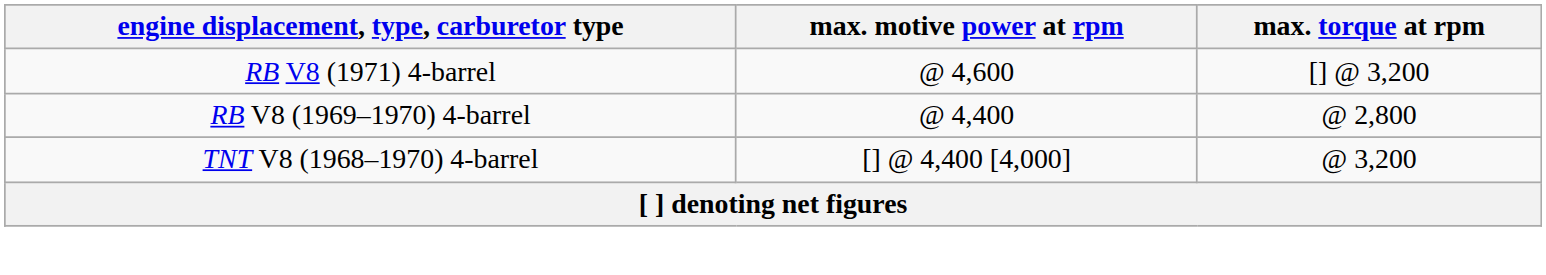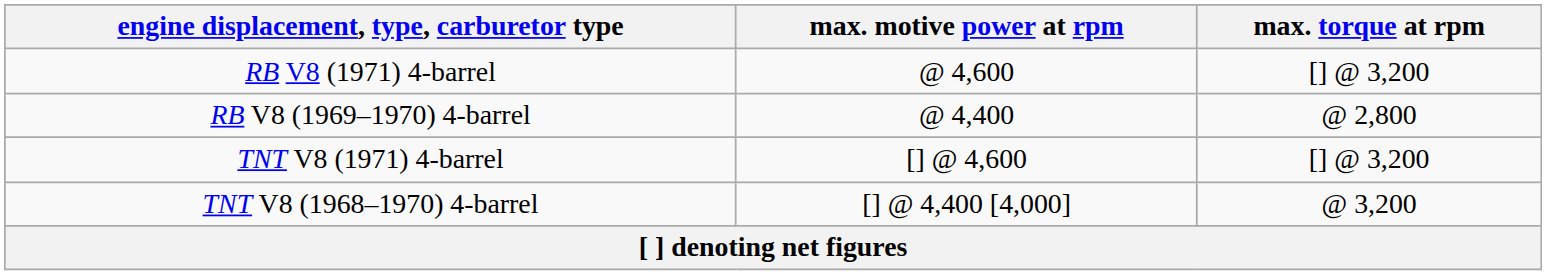+ row: (371, 159)
